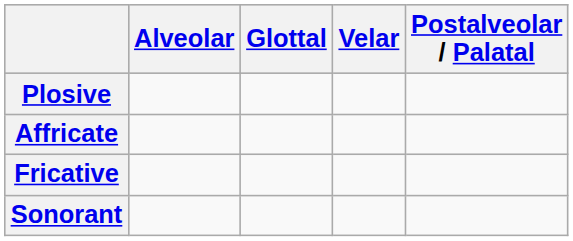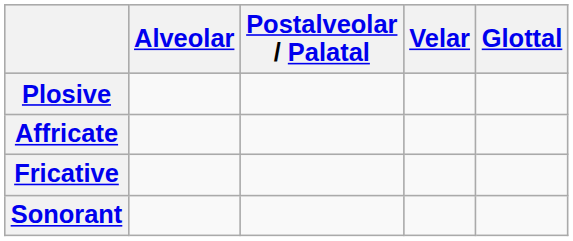columns swapped: (487, 38) <-> (286, 38)
